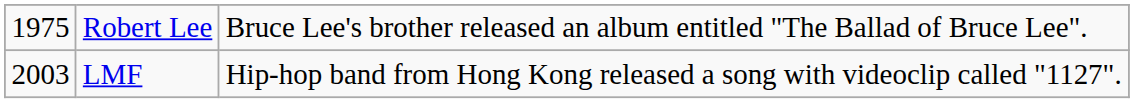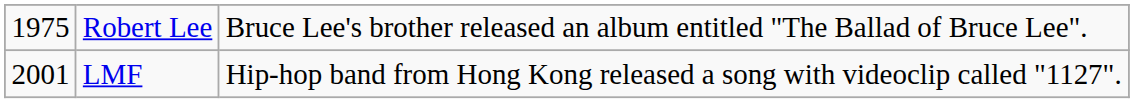(41, 73) 2003 -> (41, 73) 2001
